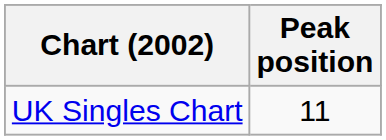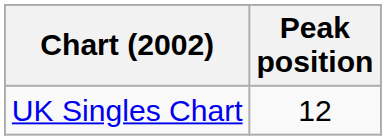(315, 109) 11 -> (315, 109) 12
